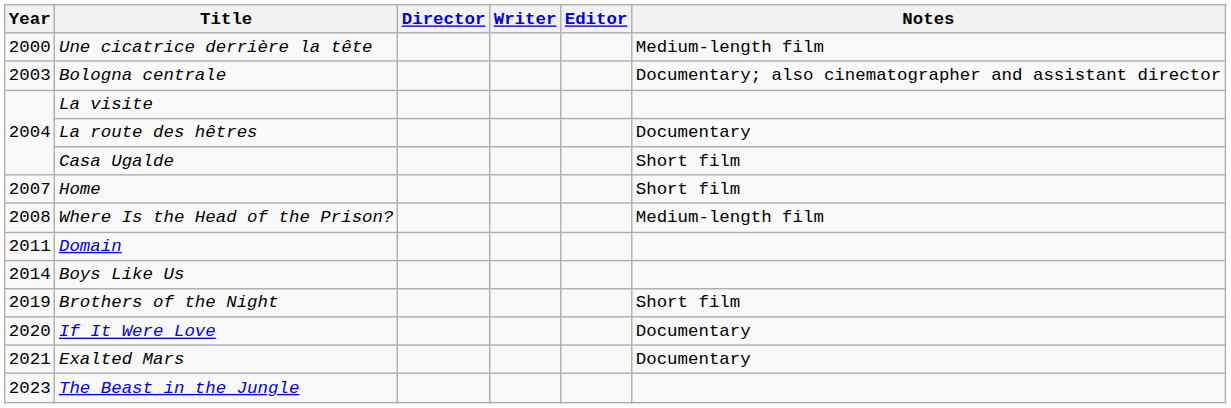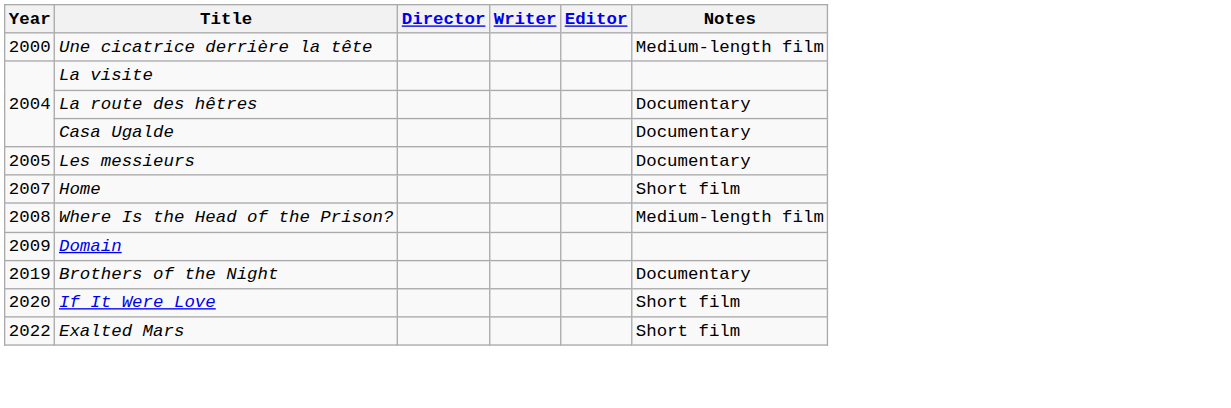- row: (143, 76)
(688, 161) Short film -> (693, 132) Documentary
+ row: (127, 161)
(30, 246) 2011 -> (30, 246) 2009
- row: (122, 274)
(688, 303) Short film -> (693, 274) Documentary
(693, 331) Documentary -> (688, 303) Short film
(30, 360) 2021 -> (30, 331) 2022
(693, 360) Documentary -> (688, 331) Short film
- row: (179, 388)
